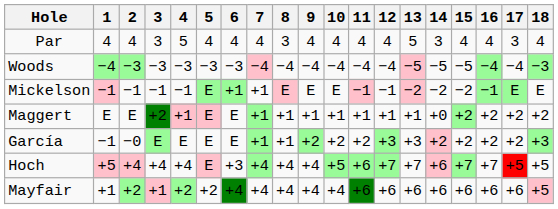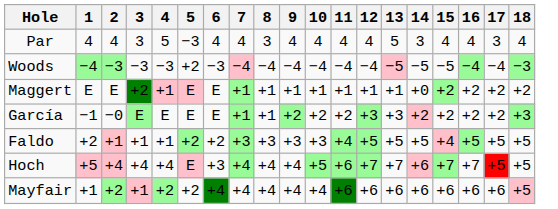(209, 42) 4 -> (190, 42) −3
(209, 67) −3 -> (190, 67) +2
- row: (49, 91)
+ row: (31, 141)
